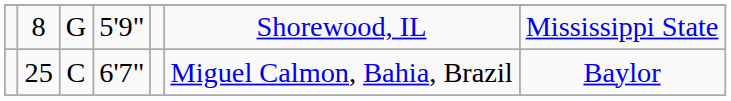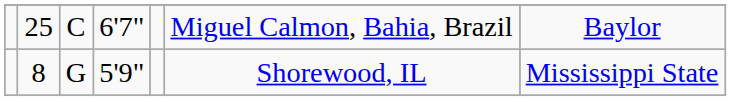rows swapped: (39, 26) <-> (39, 71)
